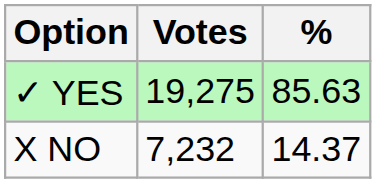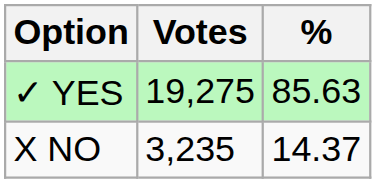(190, 148) 7,232 -> (190, 148) 3,235
